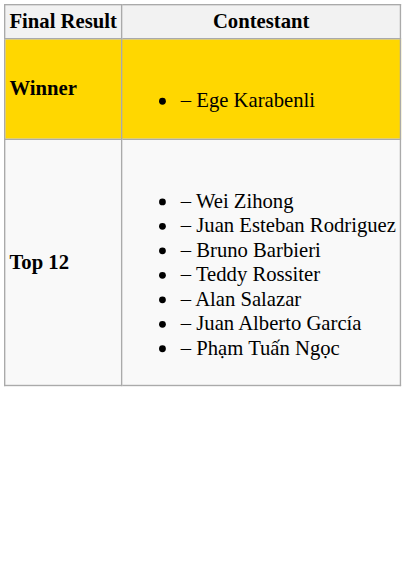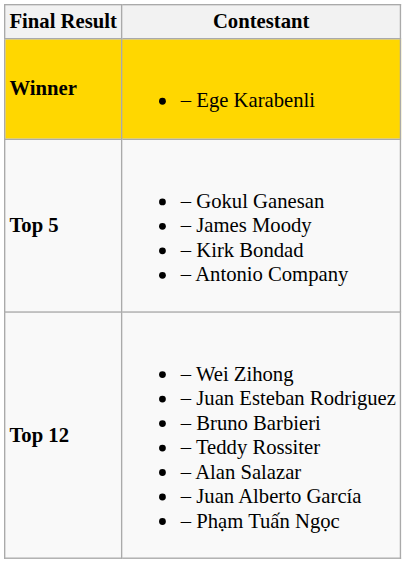+ row: (34, 225)
